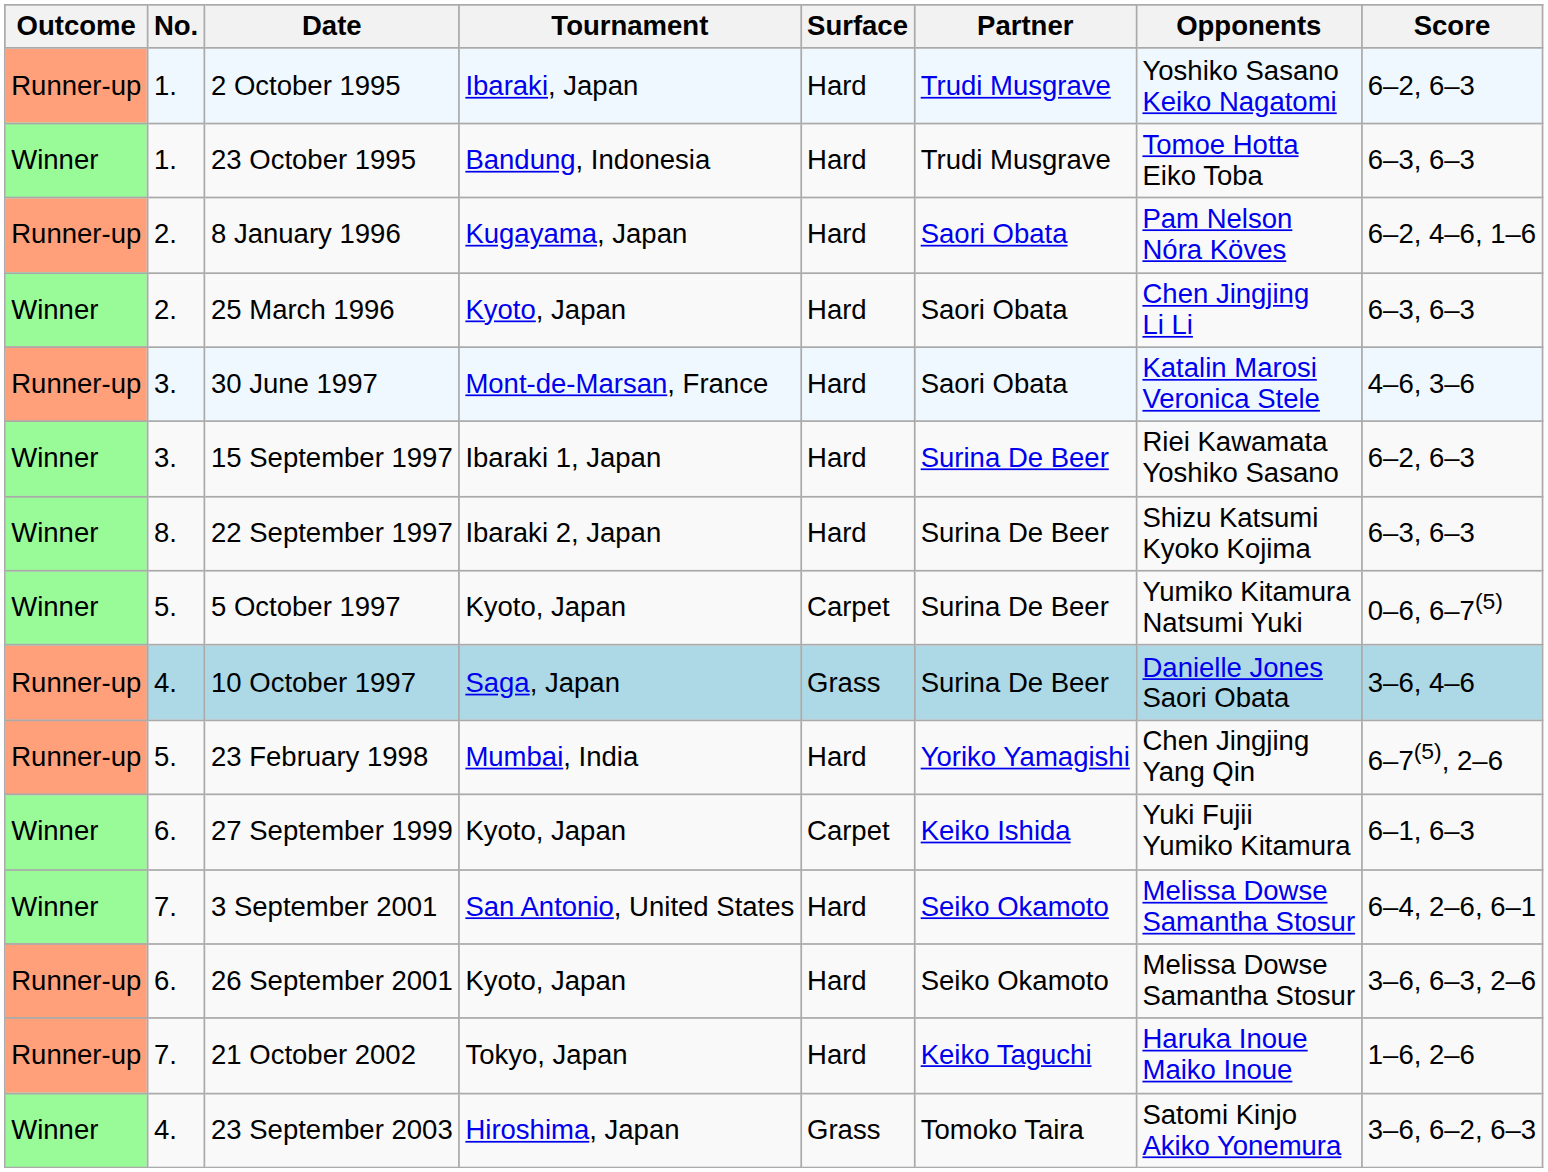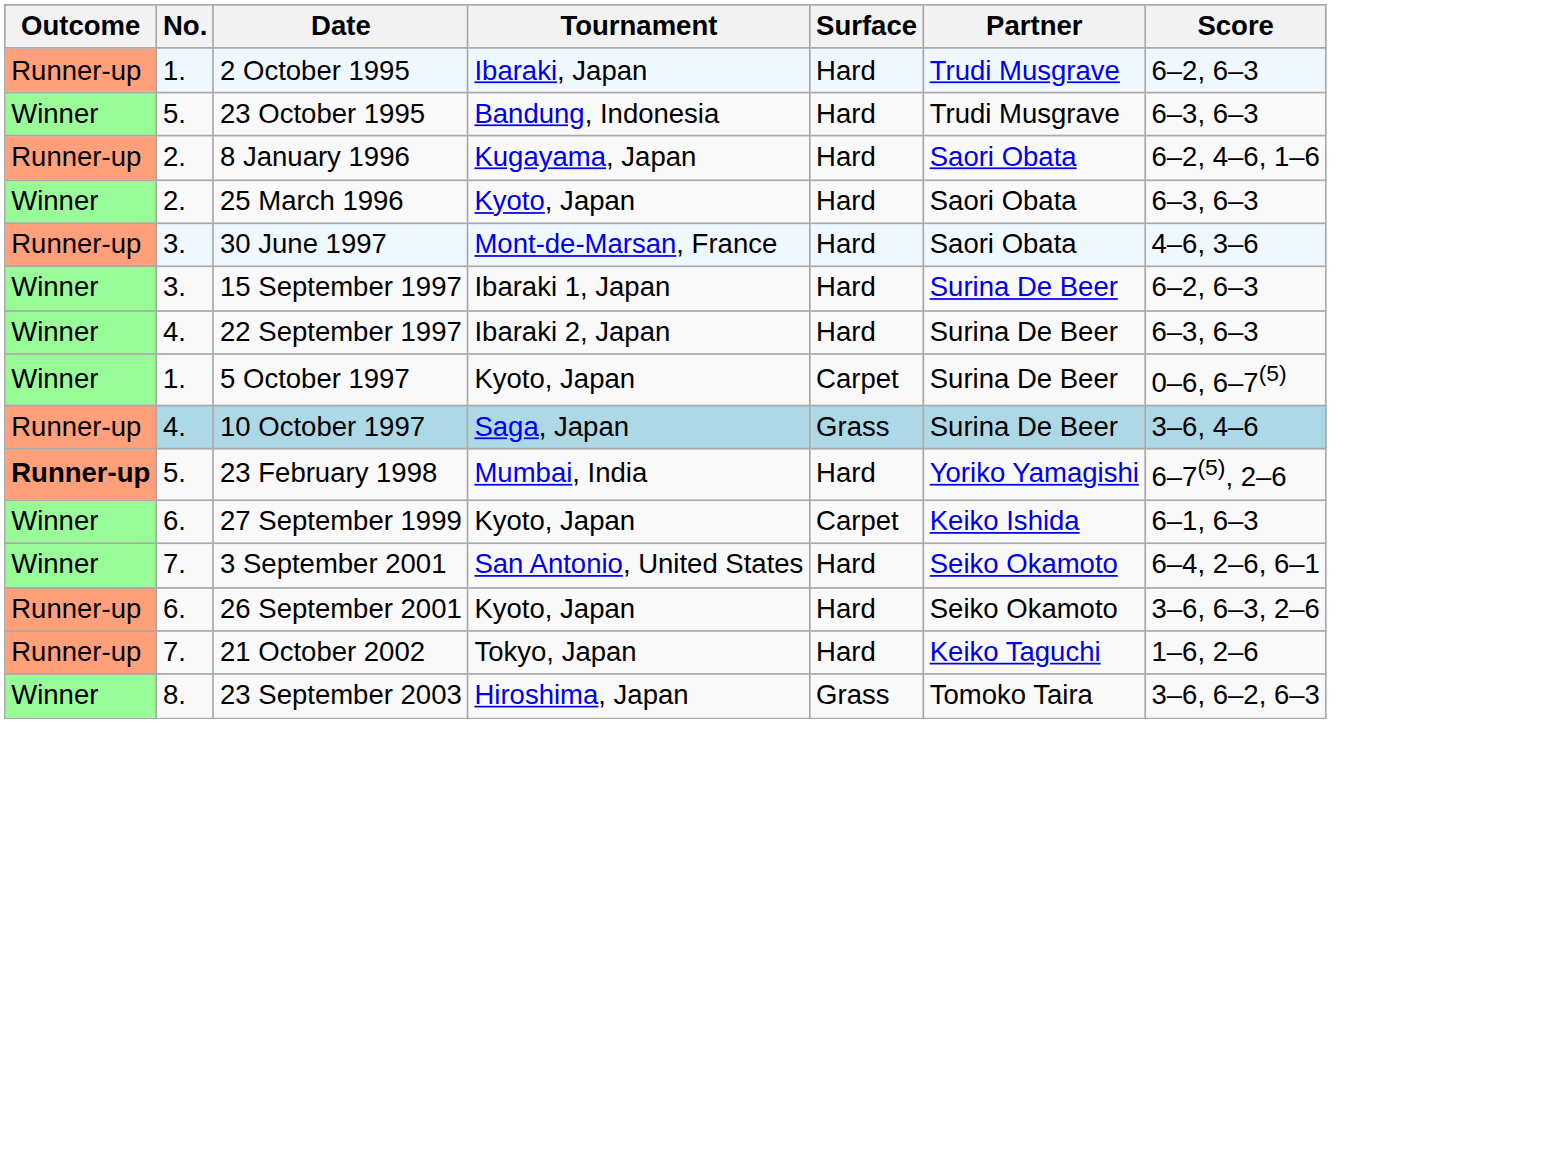- column: (1249, 26)
(165, 160) 1. -> (174, 113) 5.
(165, 533) 8. -> (174, 331) 4.
(165, 607) 5. -> (174, 379) 1.
(76, 756) normal -> (81, 473) bold
(165, 1129) 4. -> (174, 695) 8.
